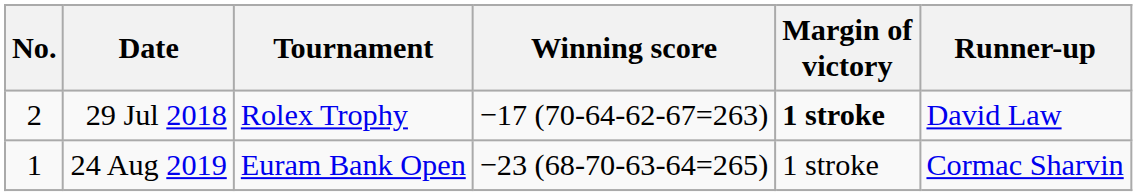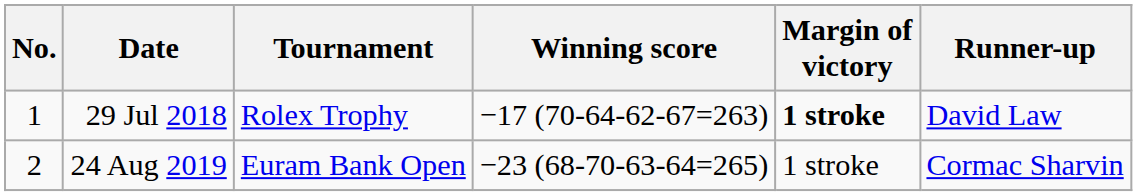(34, 115) 2 -> (34, 115) 1
(34, 165) 1 -> (34, 165) 2
